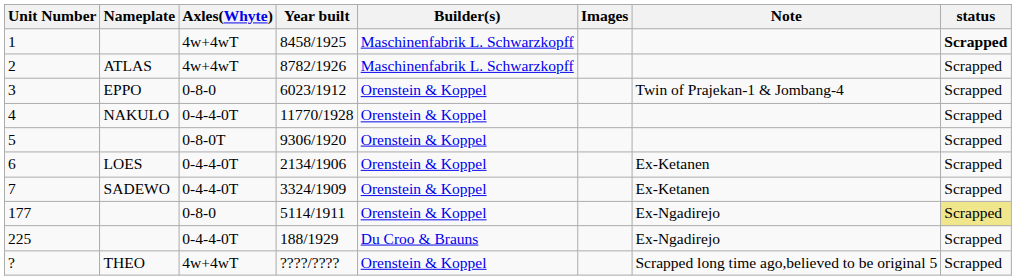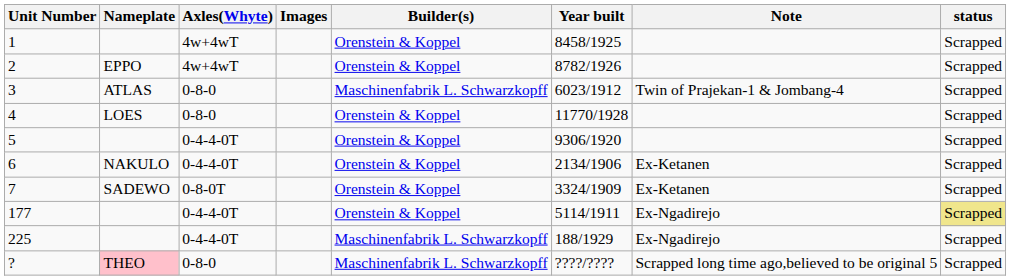columns swapped: (605, 16) <-> (317, 16)
(467, 41) Maschinenfabrik L. Schwarzkopff -> (397, 41) Orenstein & Koppel
(976, 41) bold -> (973, 41) normal
(128, 66) ATLAS -> (123, 66) EPPO
(467, 66) Maschinenfabrik L. Schwarzkopff -> (397, 66) Orenstein & Koppel
(123, 90) EPPO -> (128, 90) ATLAS
(424, 90) Orenstein & Koppel -> (441, 90) Maschinenfabrik L. Schwarzkopff
(136, 115) NAKULO -> (123, 115) LOES
(210, 115) 0-4-4-0T -> (199, 115) 0-8-0
(204, 139) 0-8-0T -> (210, 139) 0-4-4-0T
(123, 164) LOES -> (136, 164) NAKULO
(210, 189) 0-4-4-0T -> (204, 189) 0-8-0T
(199, 213) 0-8-0 -> (210, 213) 0-4-4-0T
(420, 238) Du Croo & Brauns -> (441, 238) Maschinenfabrik L. Schwarzkopff
(124, 262) no background -> (124, 262) pink background
(210, 262) 4w+4wT -> (199, 262) 0-8-0
(424, 262) Orenstein & Koppel -> (441, 262) Maschinenfabrik L. Schwarzkopff
